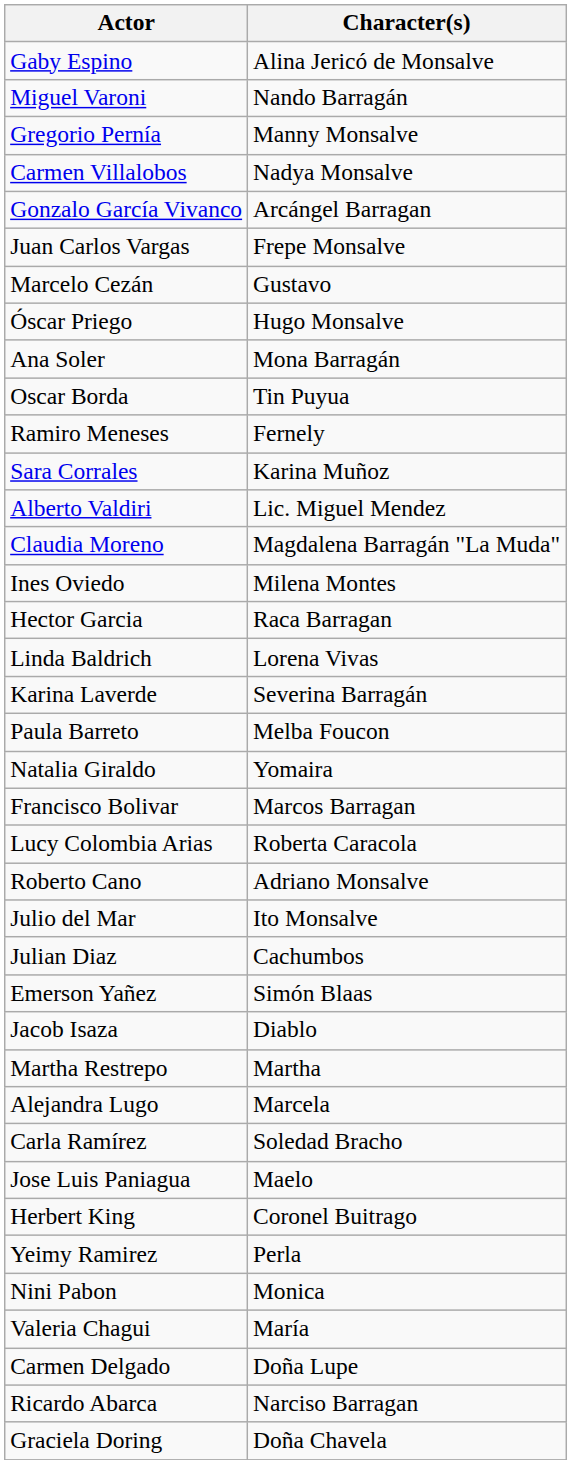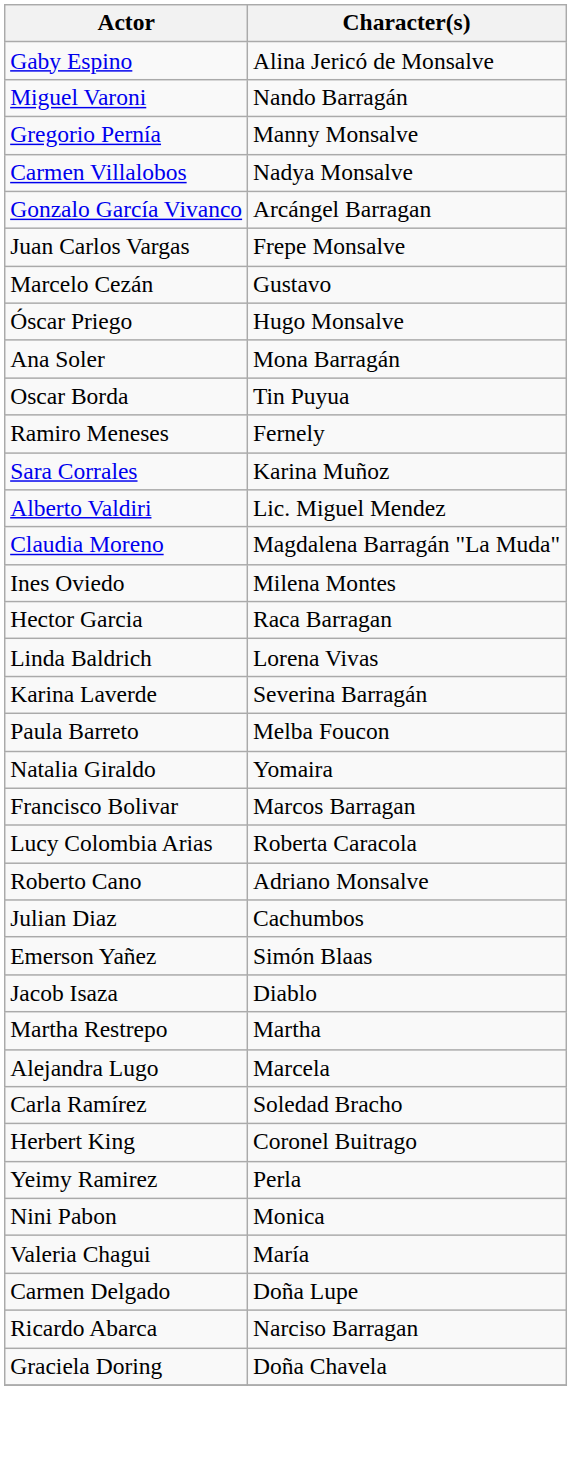- row: (73, 918)
- row: (100, 1179)
